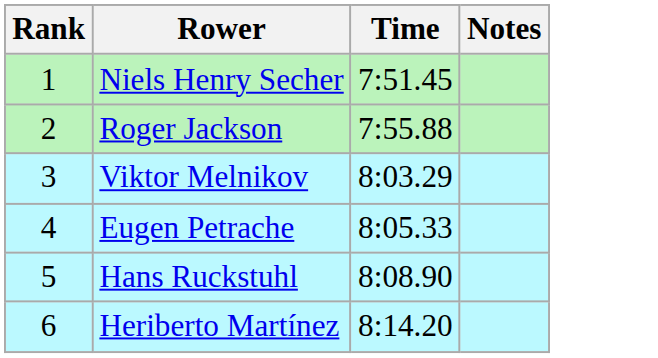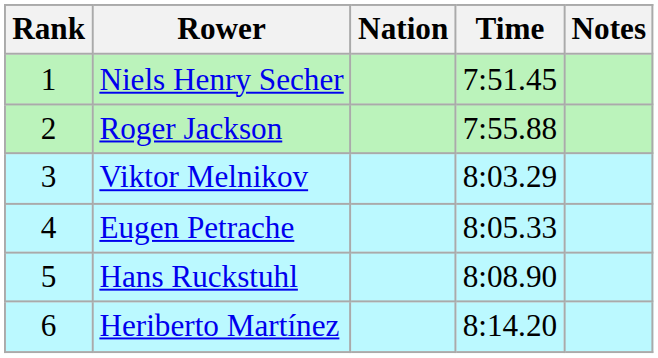+ column: (403, 29)
